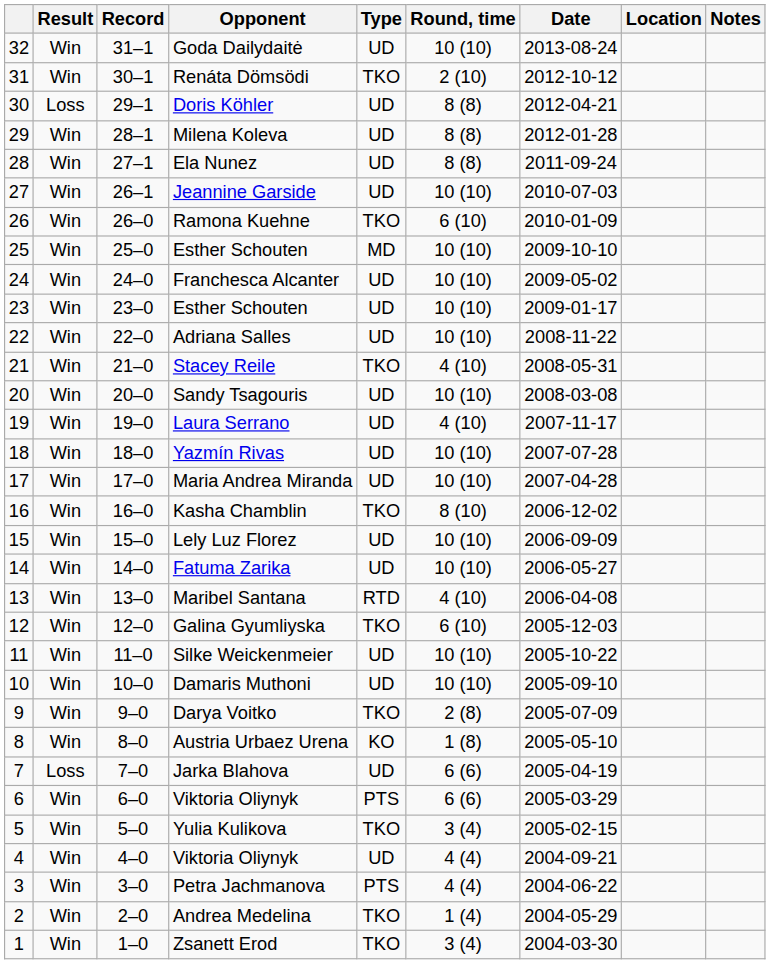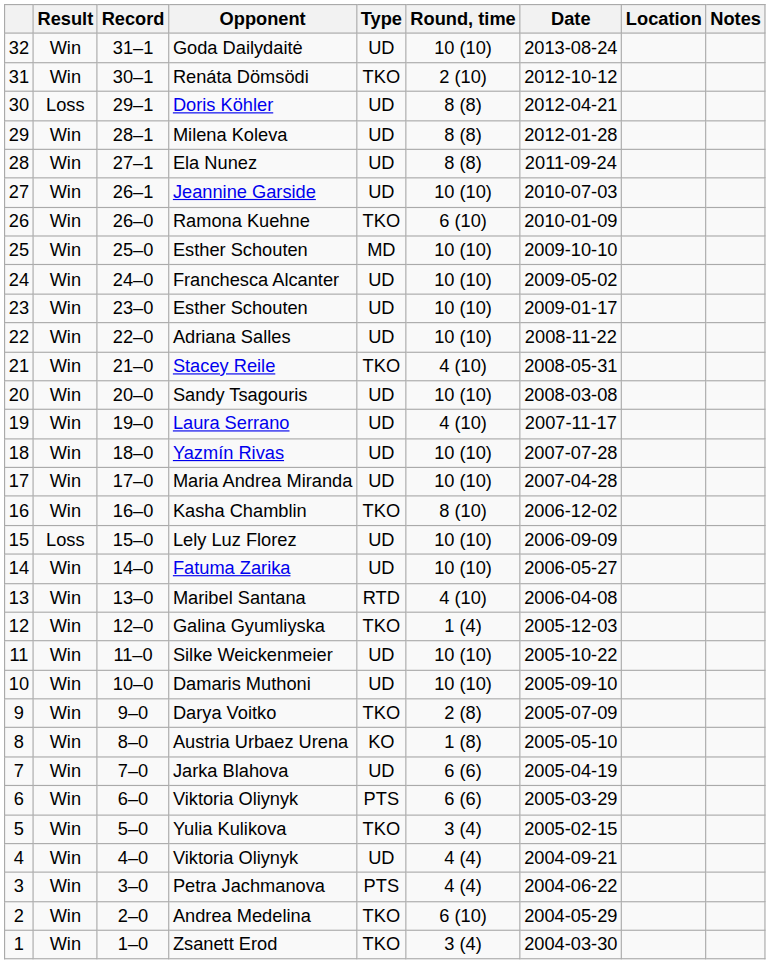(65, 539) Win -> (65, 539) Loss
(463, 626) 6 (10) -> (463, 626) 1 (4)
(65, 771) Loss -> (65, 771) Win
(463, 915) 1 (4) -> (463, 915) 6 (10)
